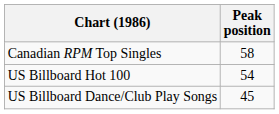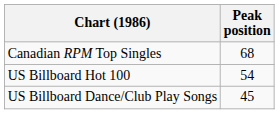(247, 53) 58 -> (247, 53) 68
